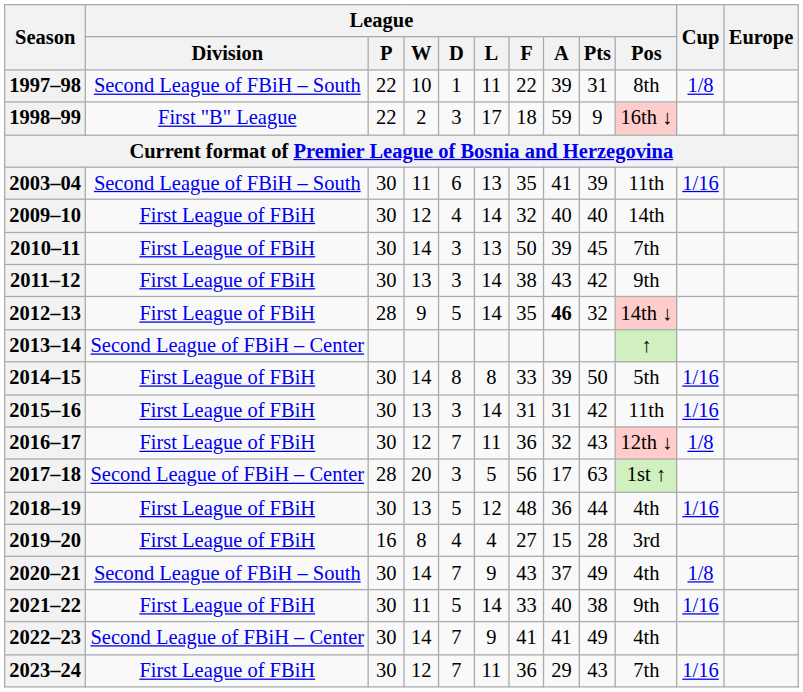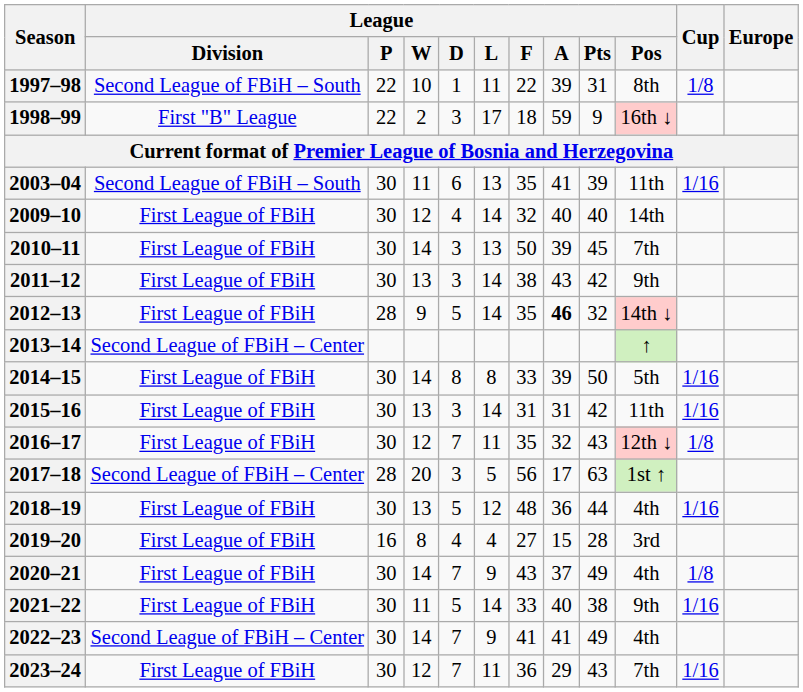(526, 442) 36 -> (526, 442) 35
(227, 572) Second League of FBiH – South -> (227, 572) First League of FBiH
